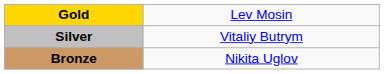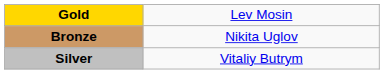rows swapped: (74, 36) <-> (74, 58)
